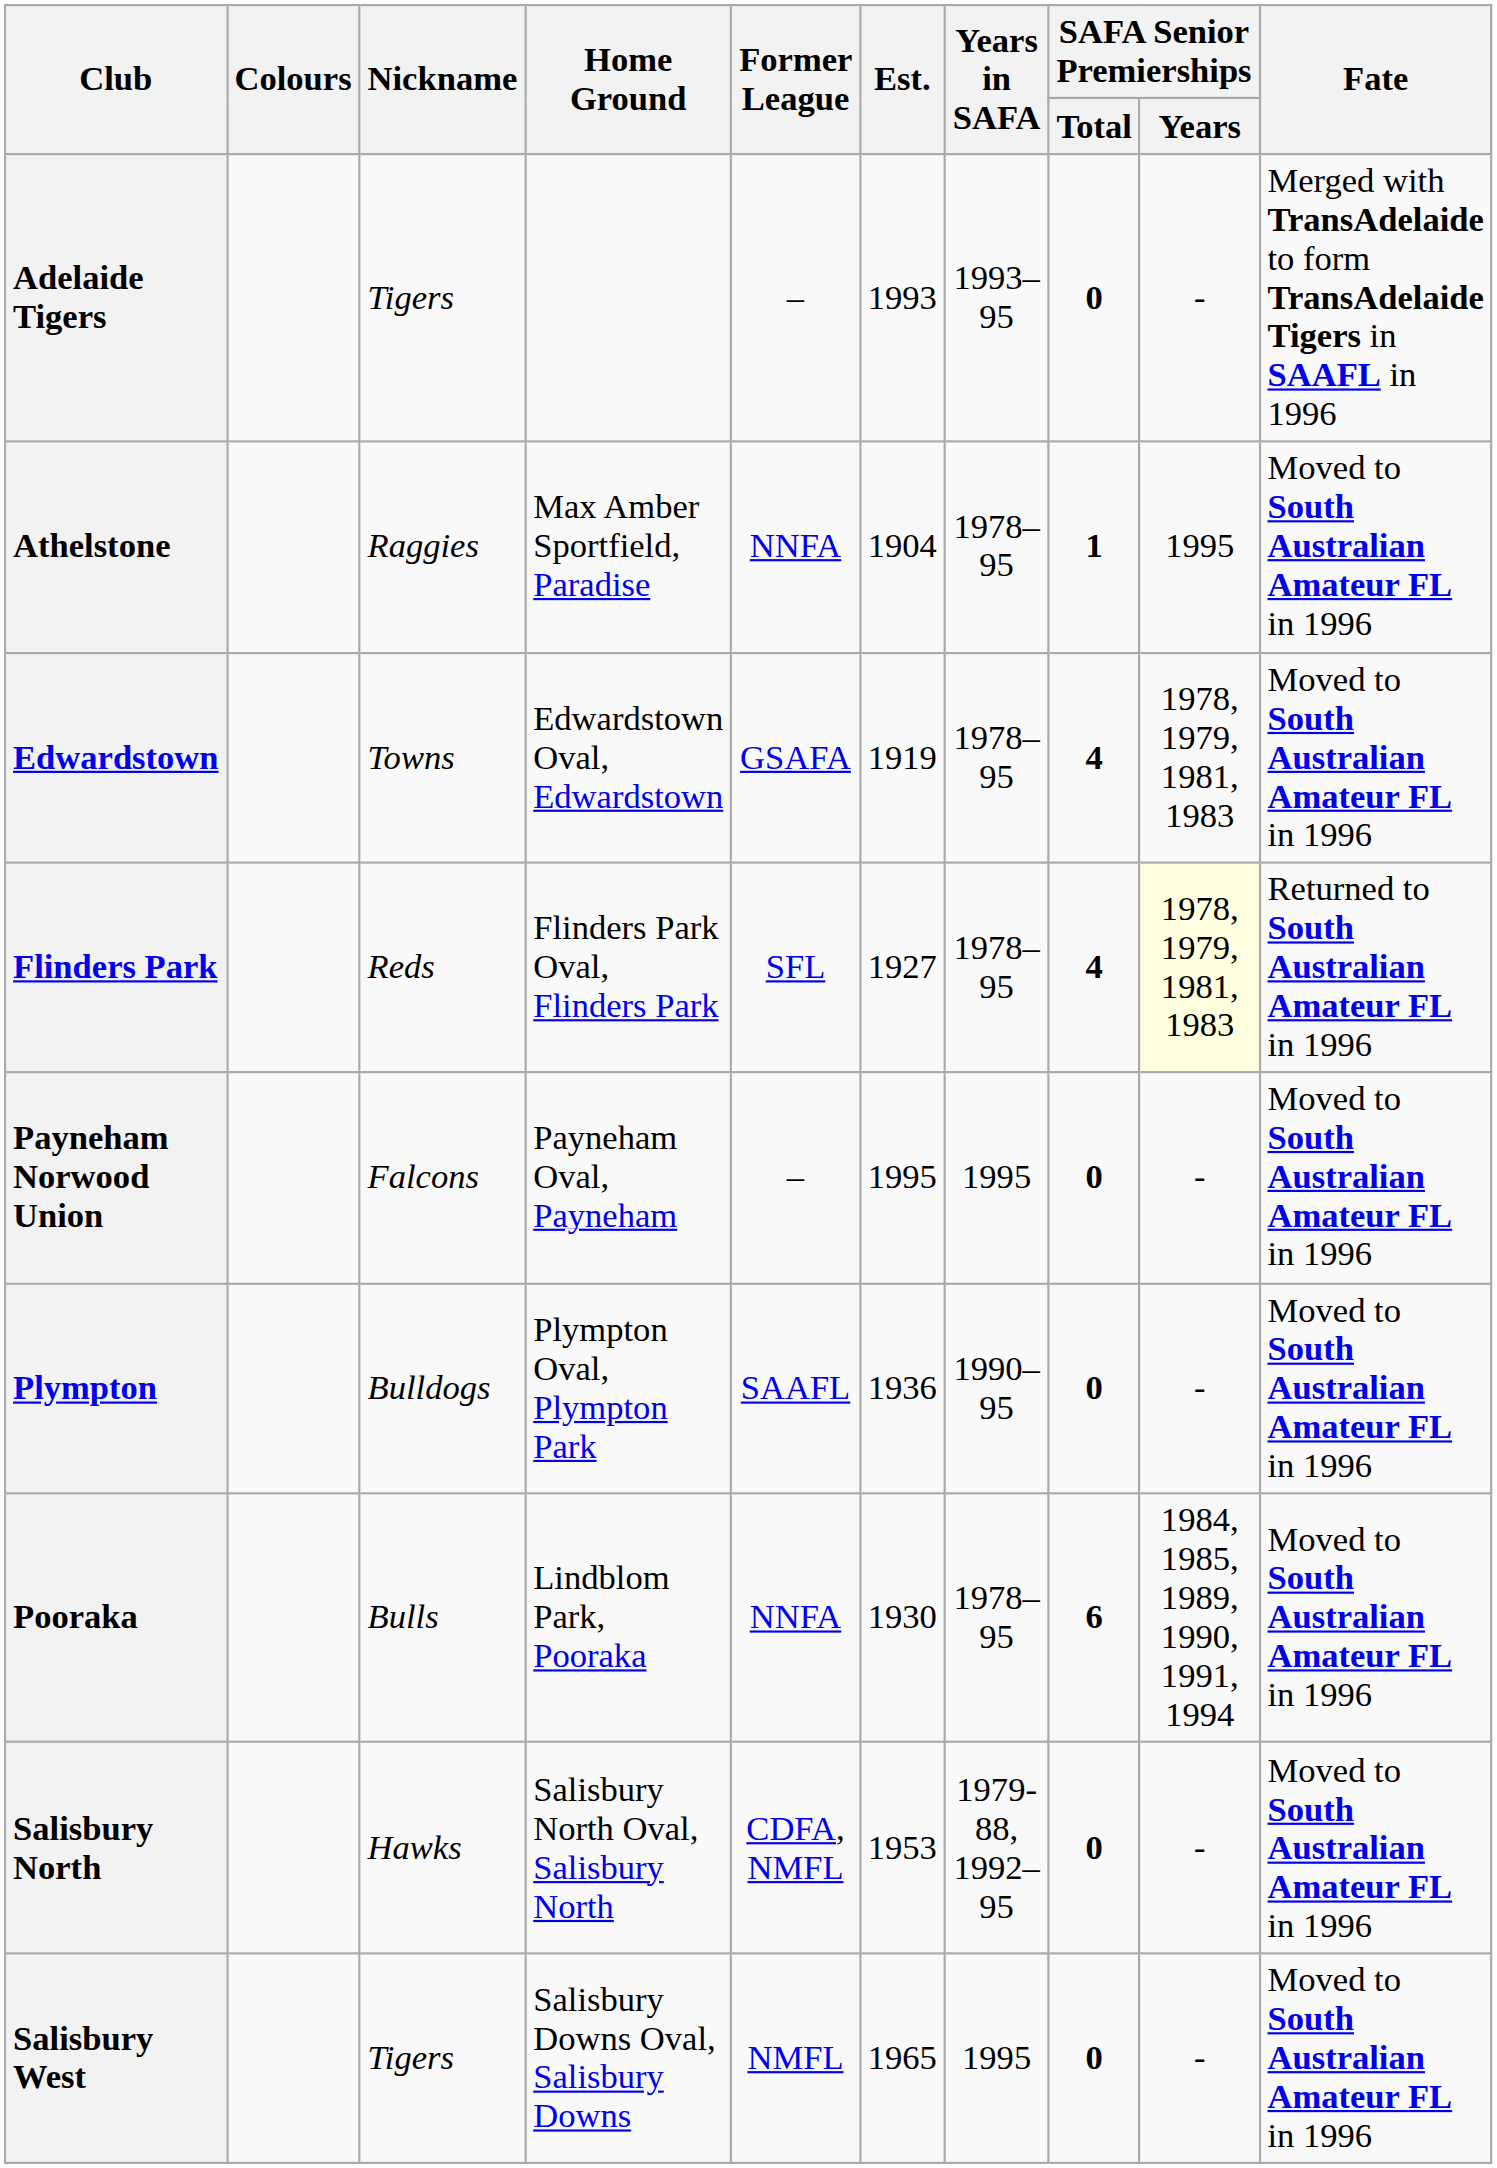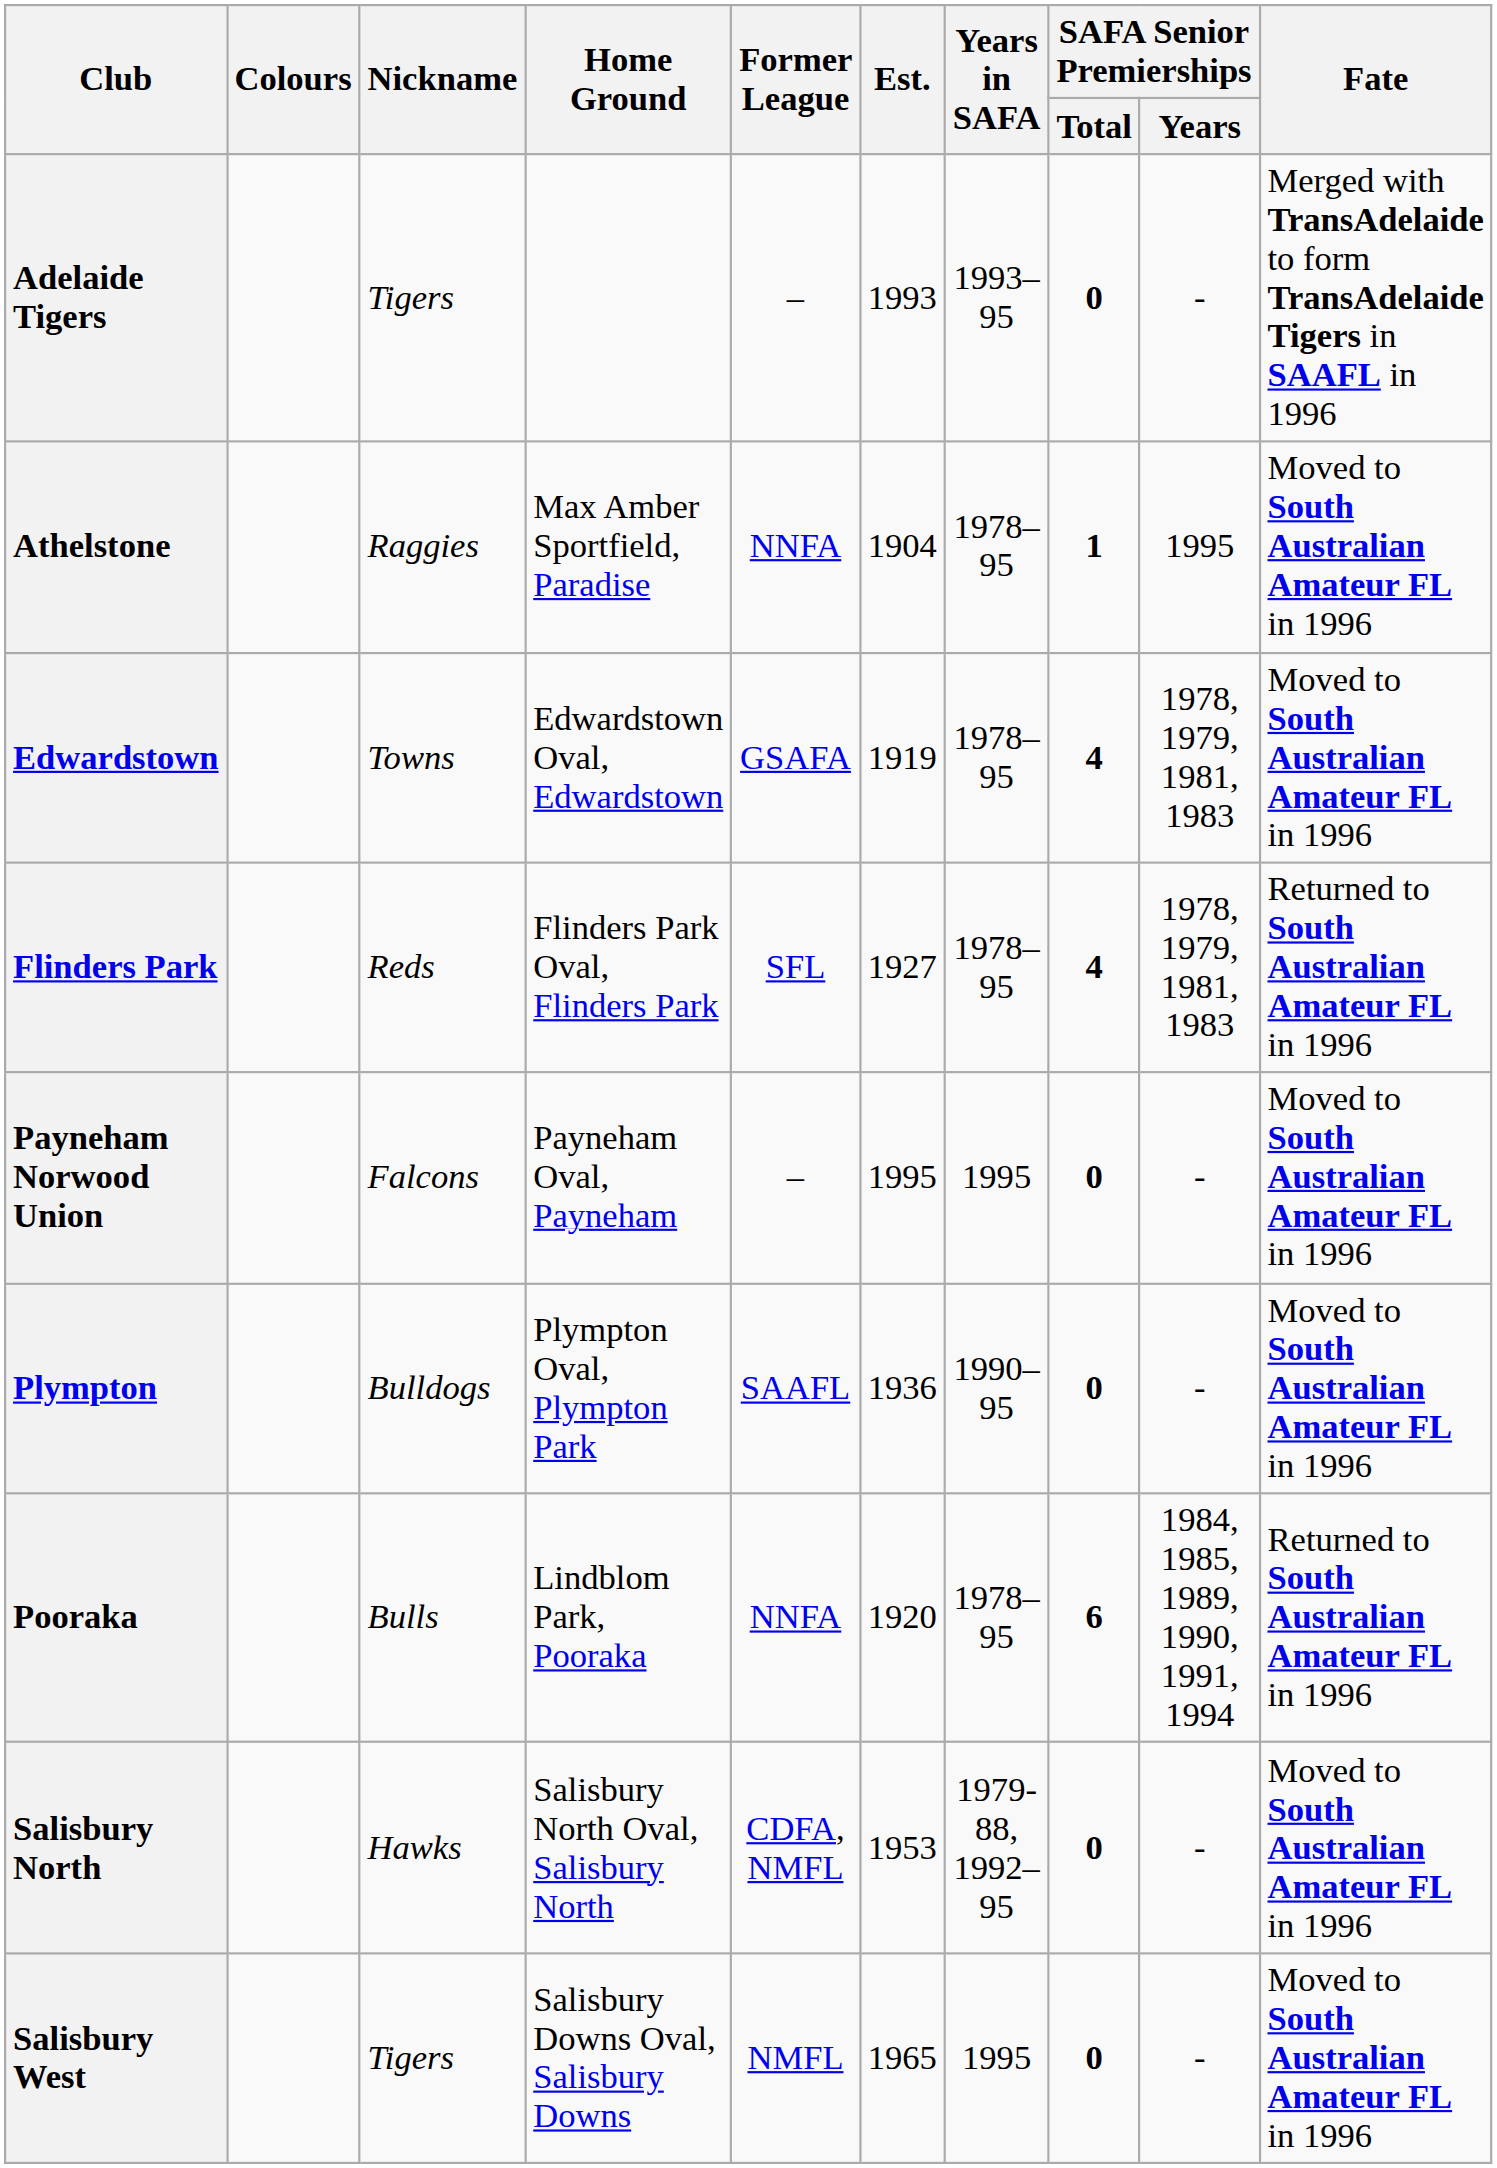(1200, 966) lightyellow background -> (1200, 966) no background
(902, 1617) 1930 -> (902, 1617) 1920
(1360, 1617) Moved to South Australian Amateur FL in 1996 -> (1360, 1617) Returned to South Australian Amateur FL in 1996
